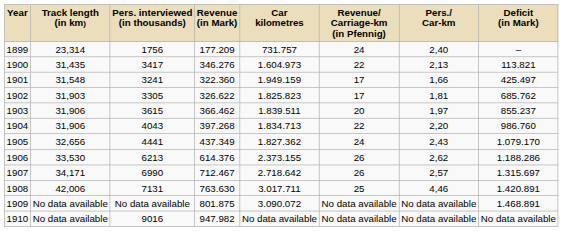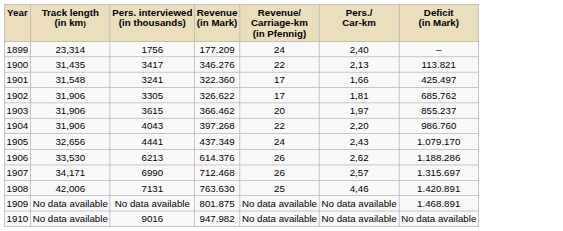- column: (279, 18)
(70, 96) 31,903 -> (70, 96) 31,906
(217, 173) 712.467 -> (217, 173) 712.468
